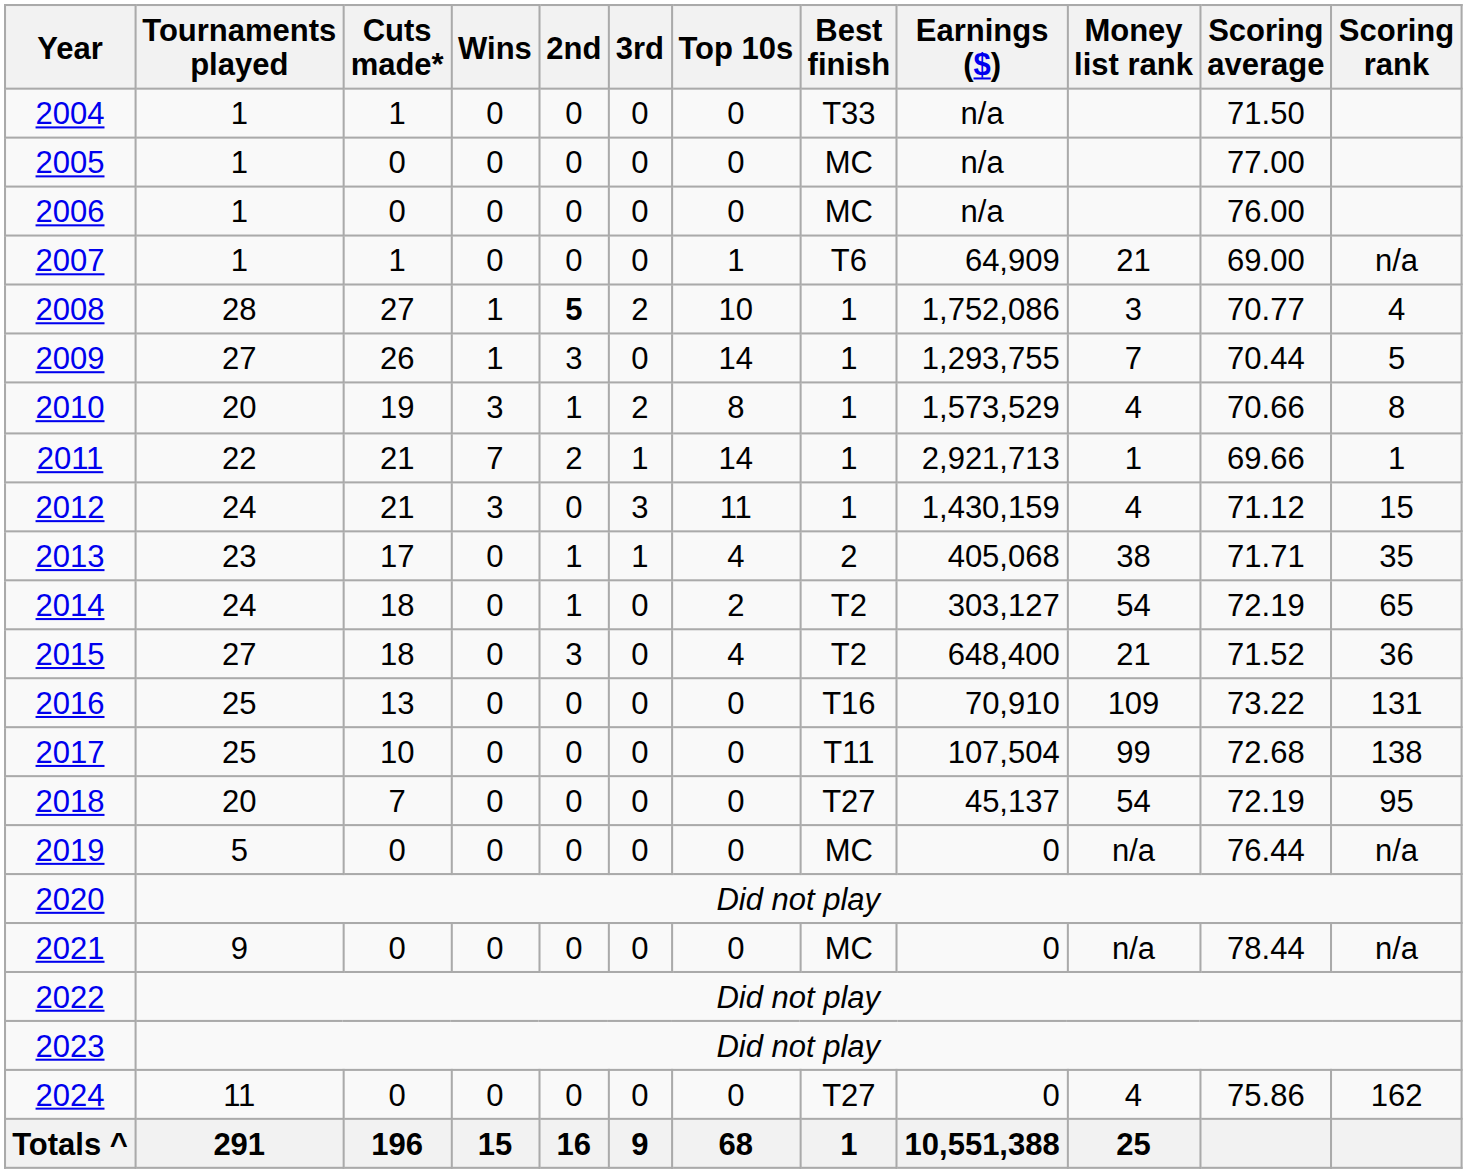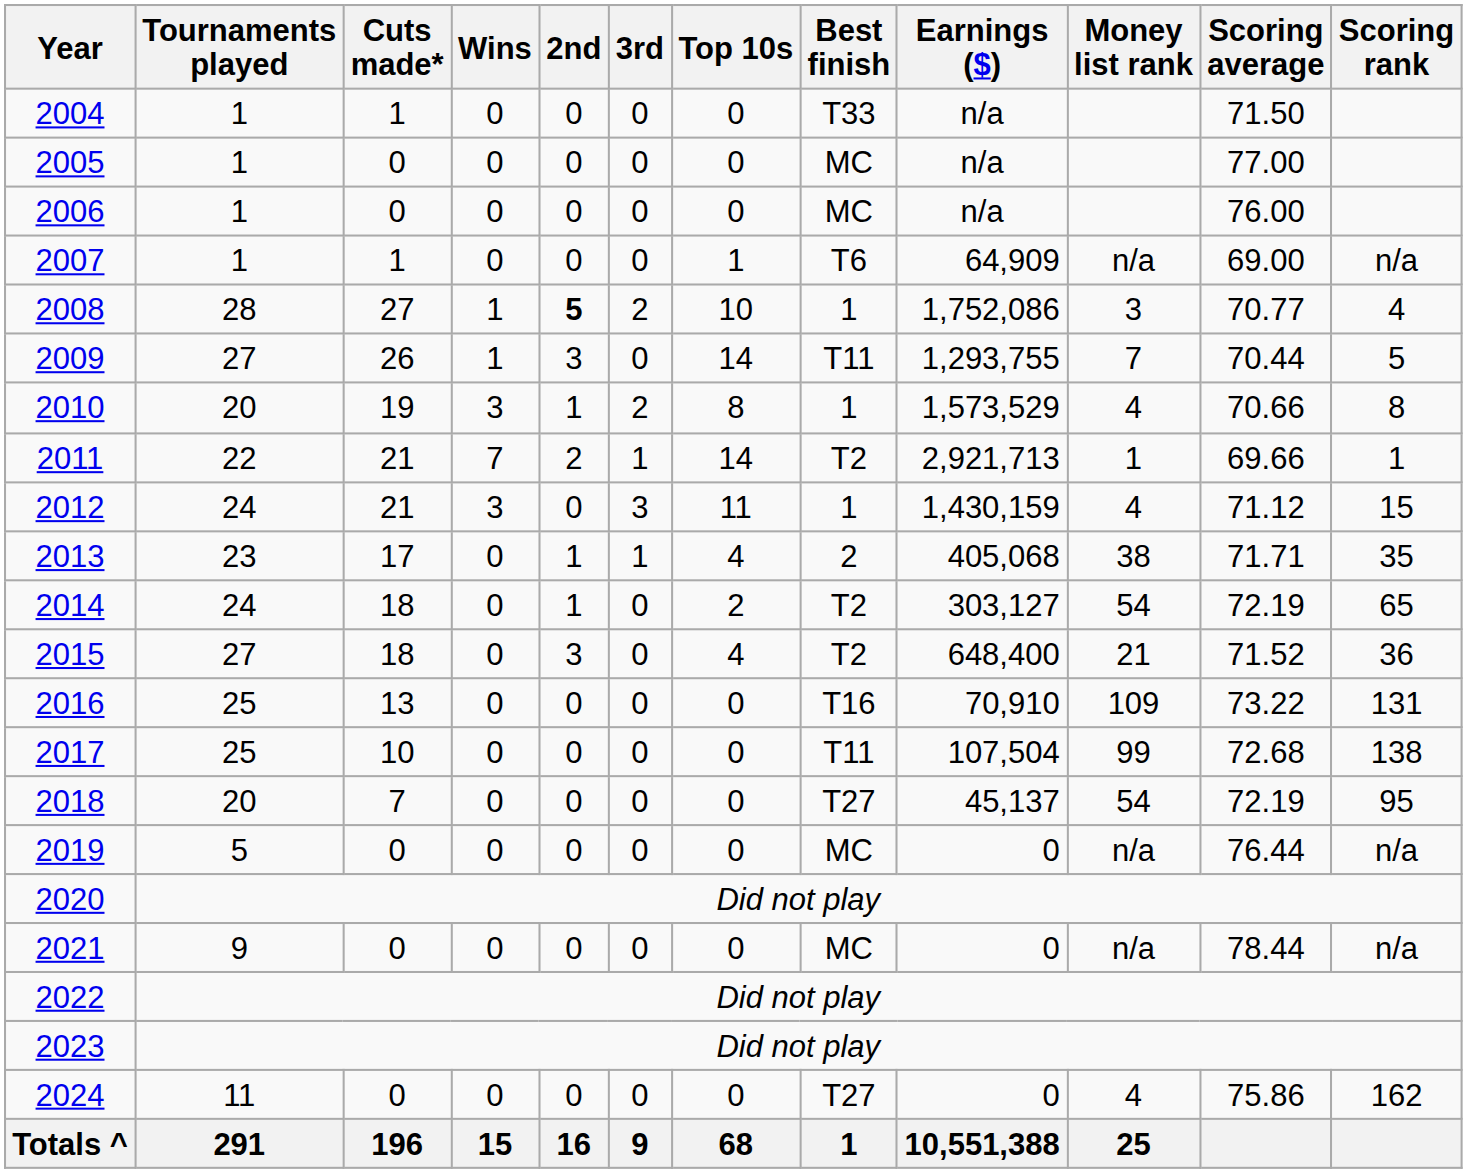(1133, 261) 21 -> (1133, 261) n/a
(849, 359) 1 -> (849, 359) T11
(849, 457) 1 -> (849, 457) T2
